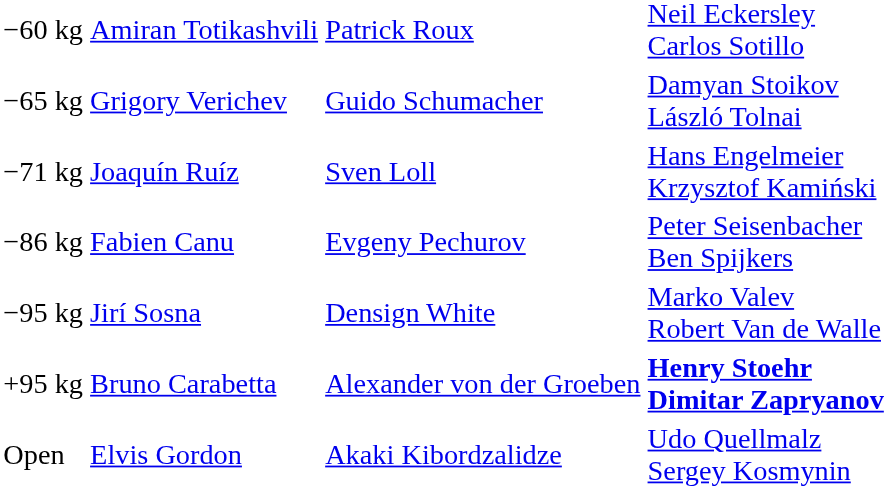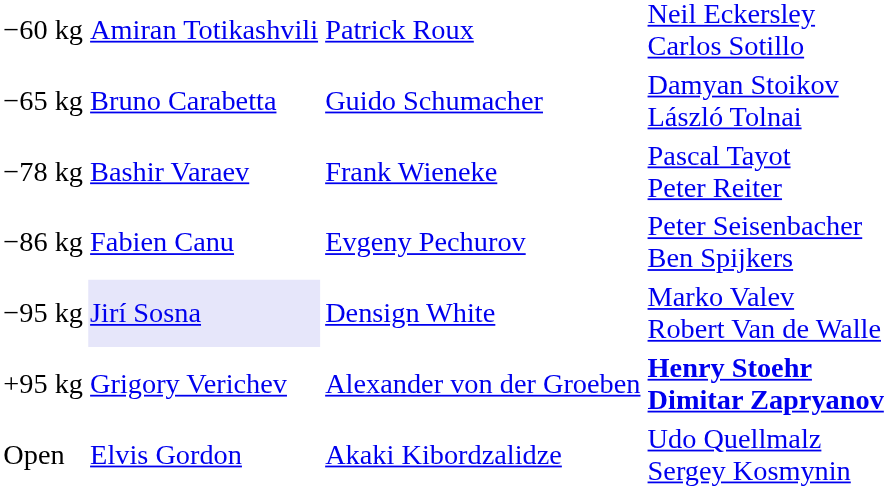(189, 100) Grigory Verichev -> (183, 100) Bruno Carabetta
- row: (43, 171)
+ row: (43, 171)
(146, 312) no background -> (146, 312) lavender background
(183, 383) Bruno Carabetta -> (189, 383) Grigory Verichev
